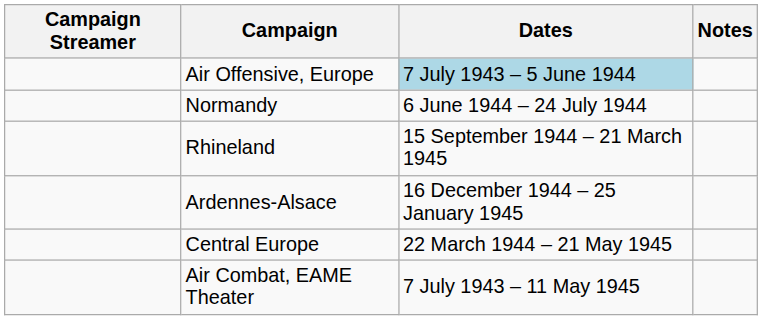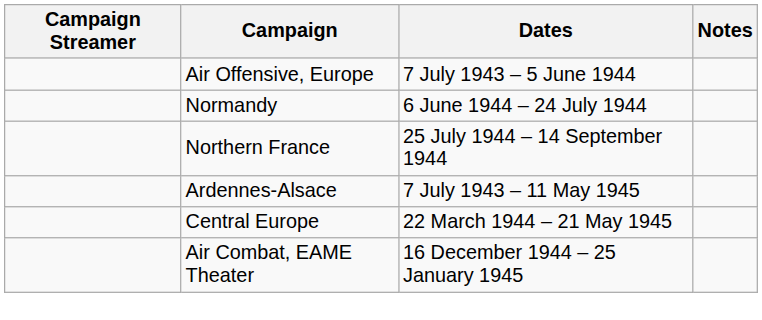(519, 74) lightblue background -> (519, 74) no background
+ row: (258, 148)
- row: (230, 148)
(509, 201) 16 December 1944 – 25 January 1945 -> (521, 190) 7 July 1943 – 11 May 1945
(521, 287) 7 July 1943 – 11 May 1945 -> (509, 264) 16 December 1944 – 25 January 1945
